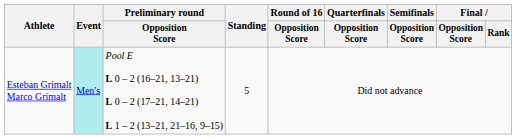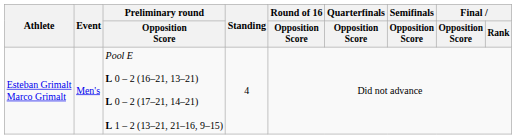(88, 91) paleturquoise background -> (88, 91) no background
(247, 91) 5 -> (247, 91) 4
